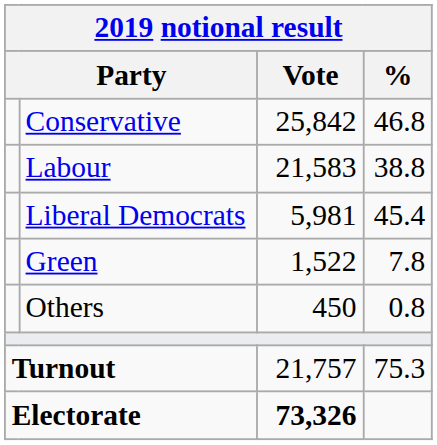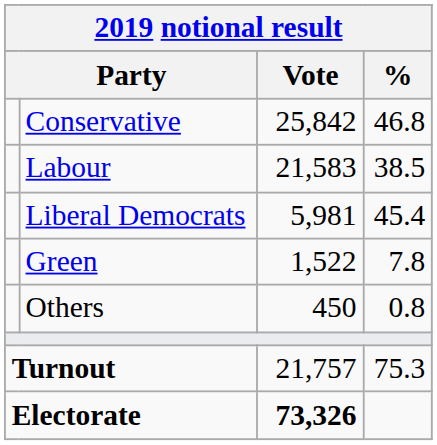(399, 167) 38.8 -> (399, 167) 38.5
